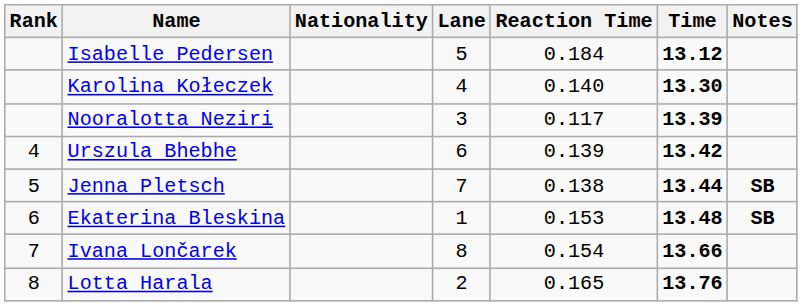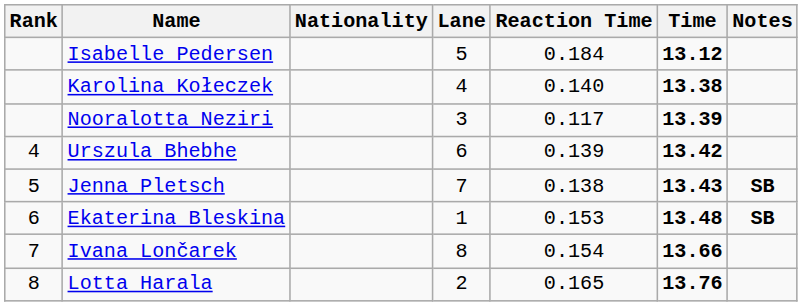(692, 87) 13.30 -> (692, 87) 13.38
(692, 185) 13.44 -> (692, 185) 13.43
